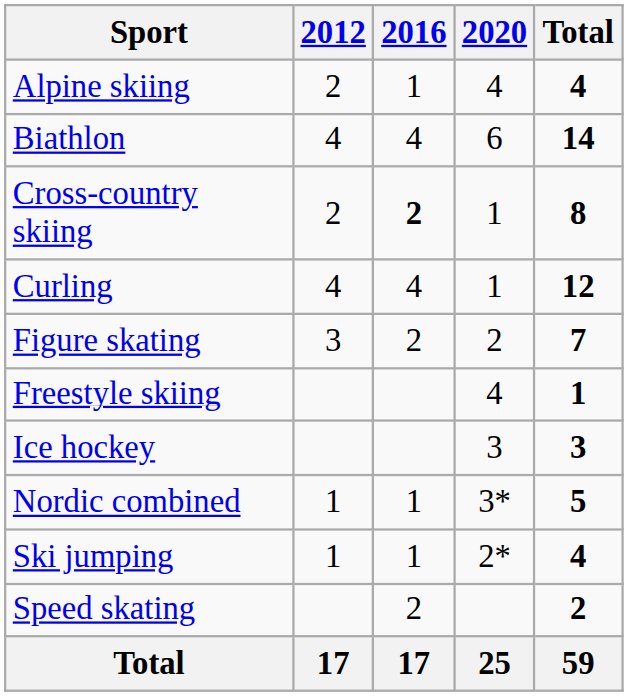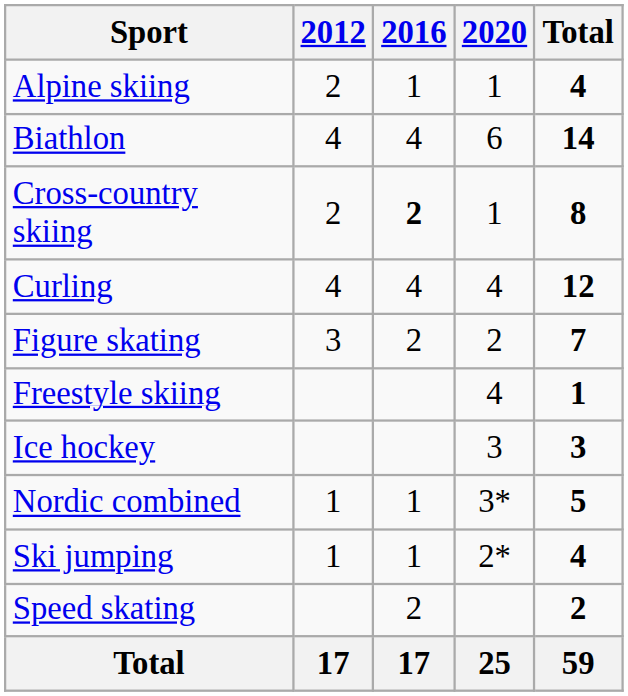(494, 85) 4 -> (494, 85) 1
(494, 286) 1 -> (494, 286) 4
